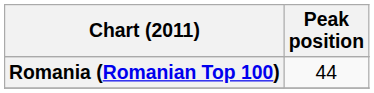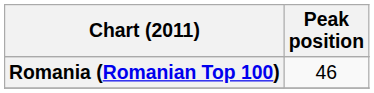(326, 72) 44 -> (326, 72) 46
